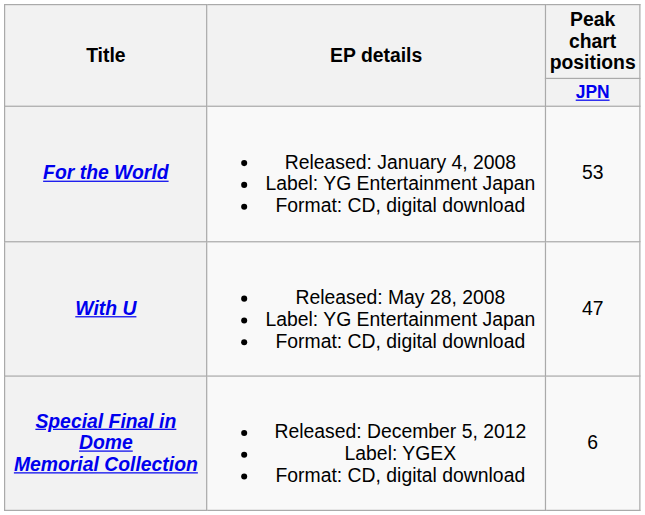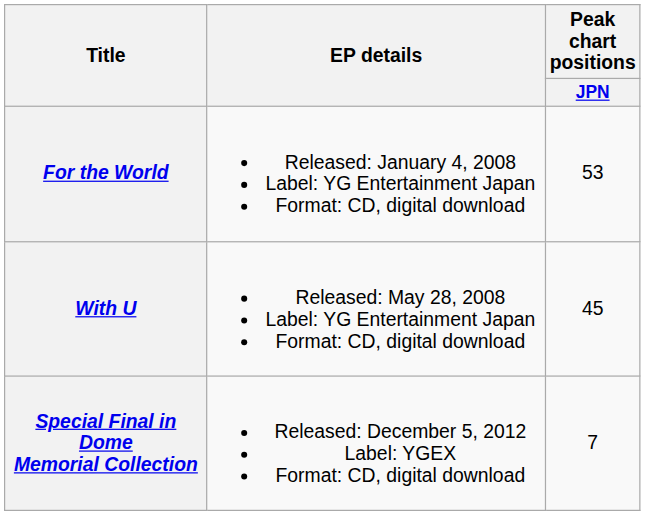(593, 308) 47 -> (593, 308) 45
(593, 443) 6 -> (593, 443) 7
